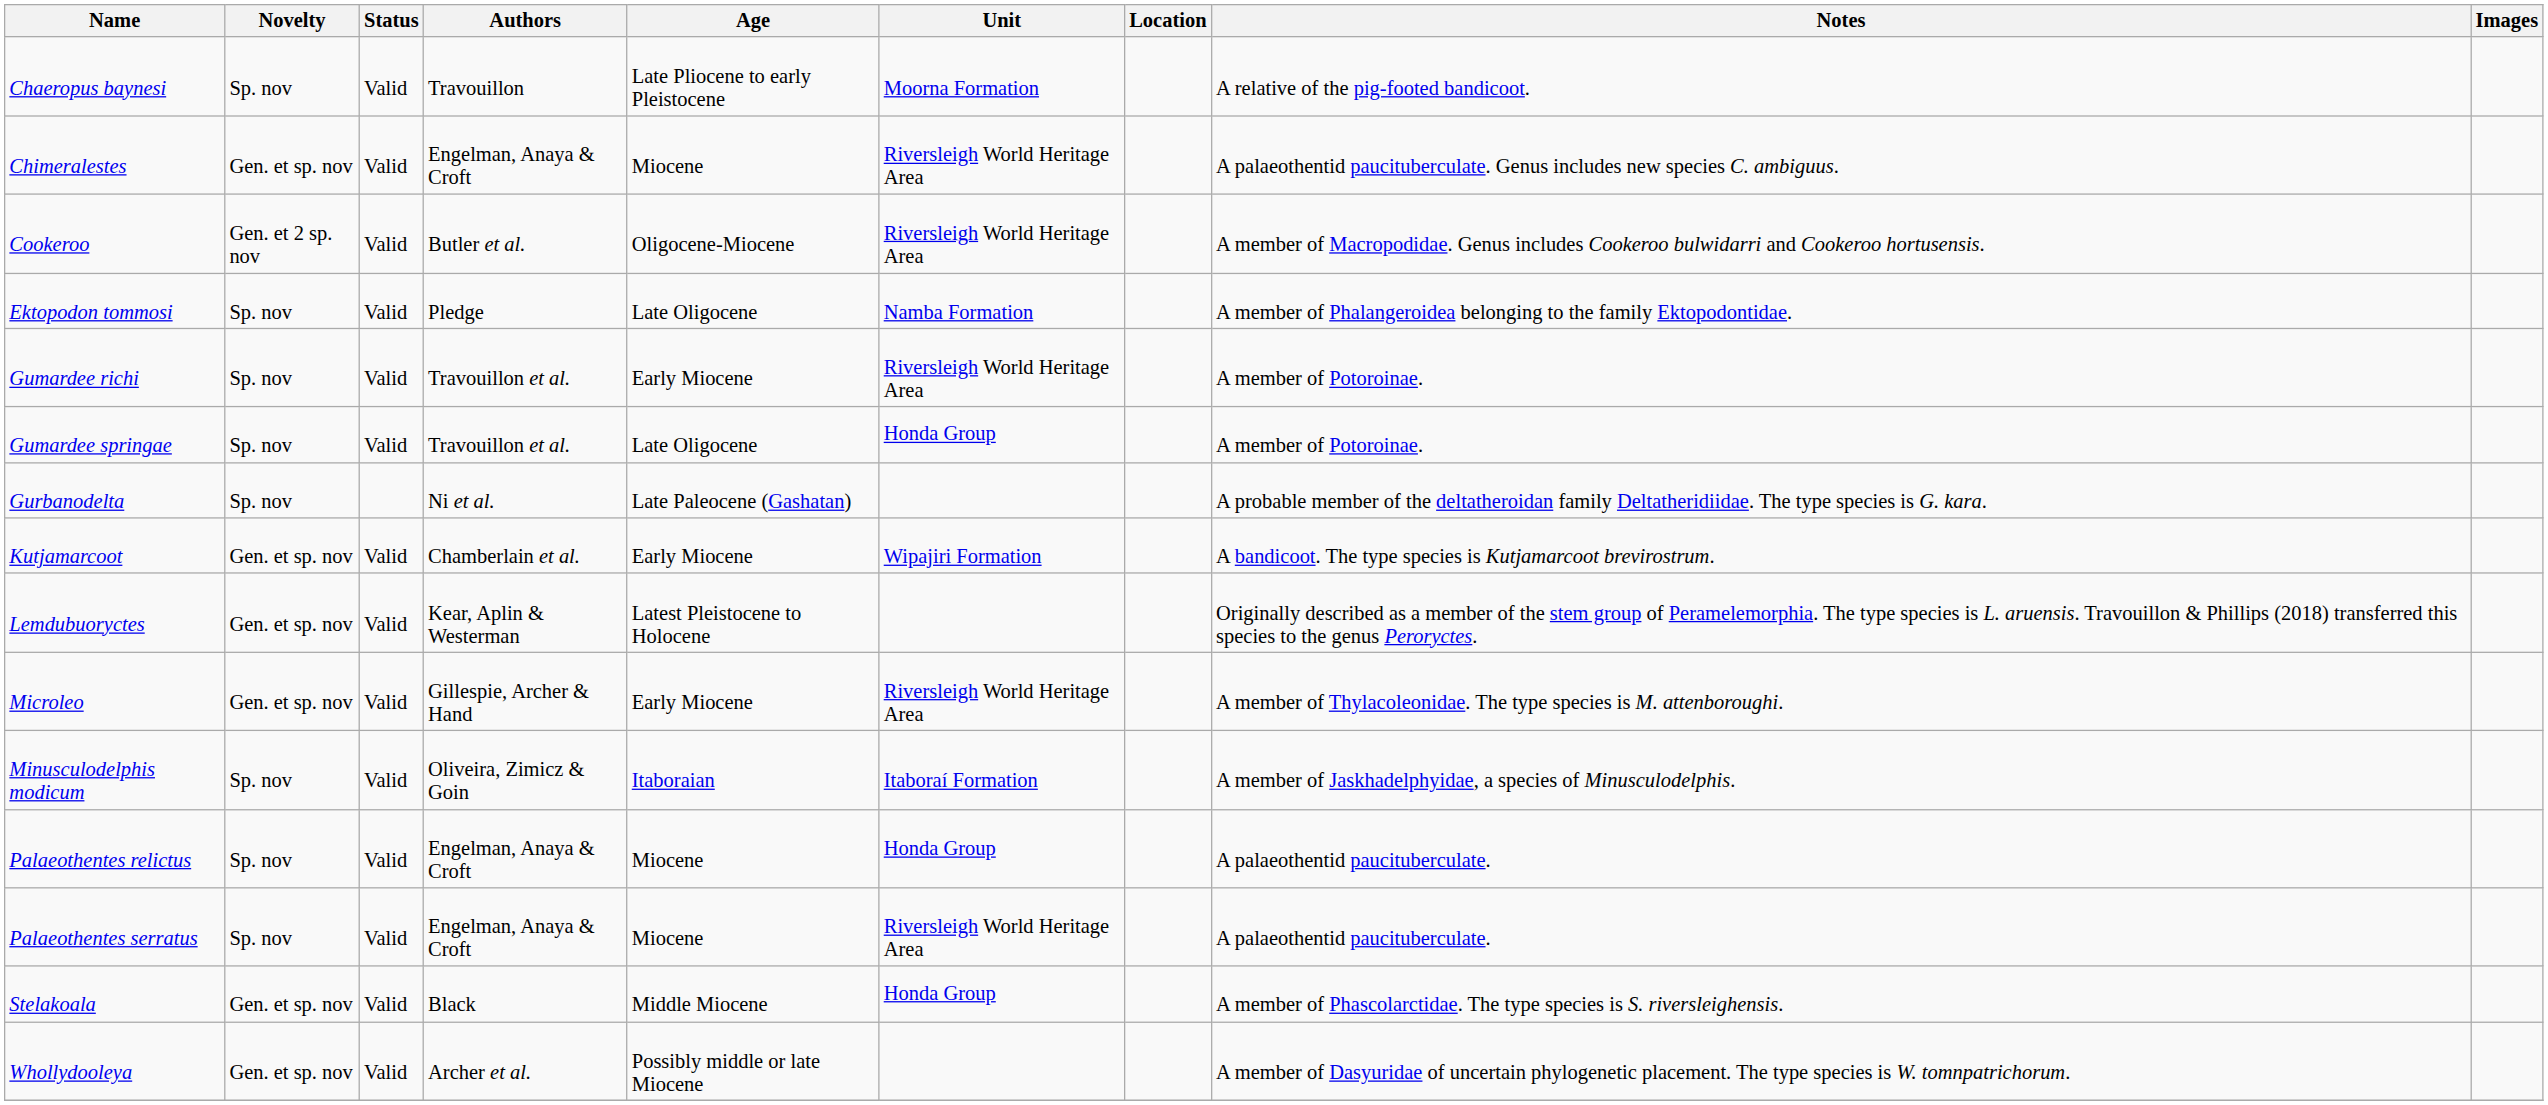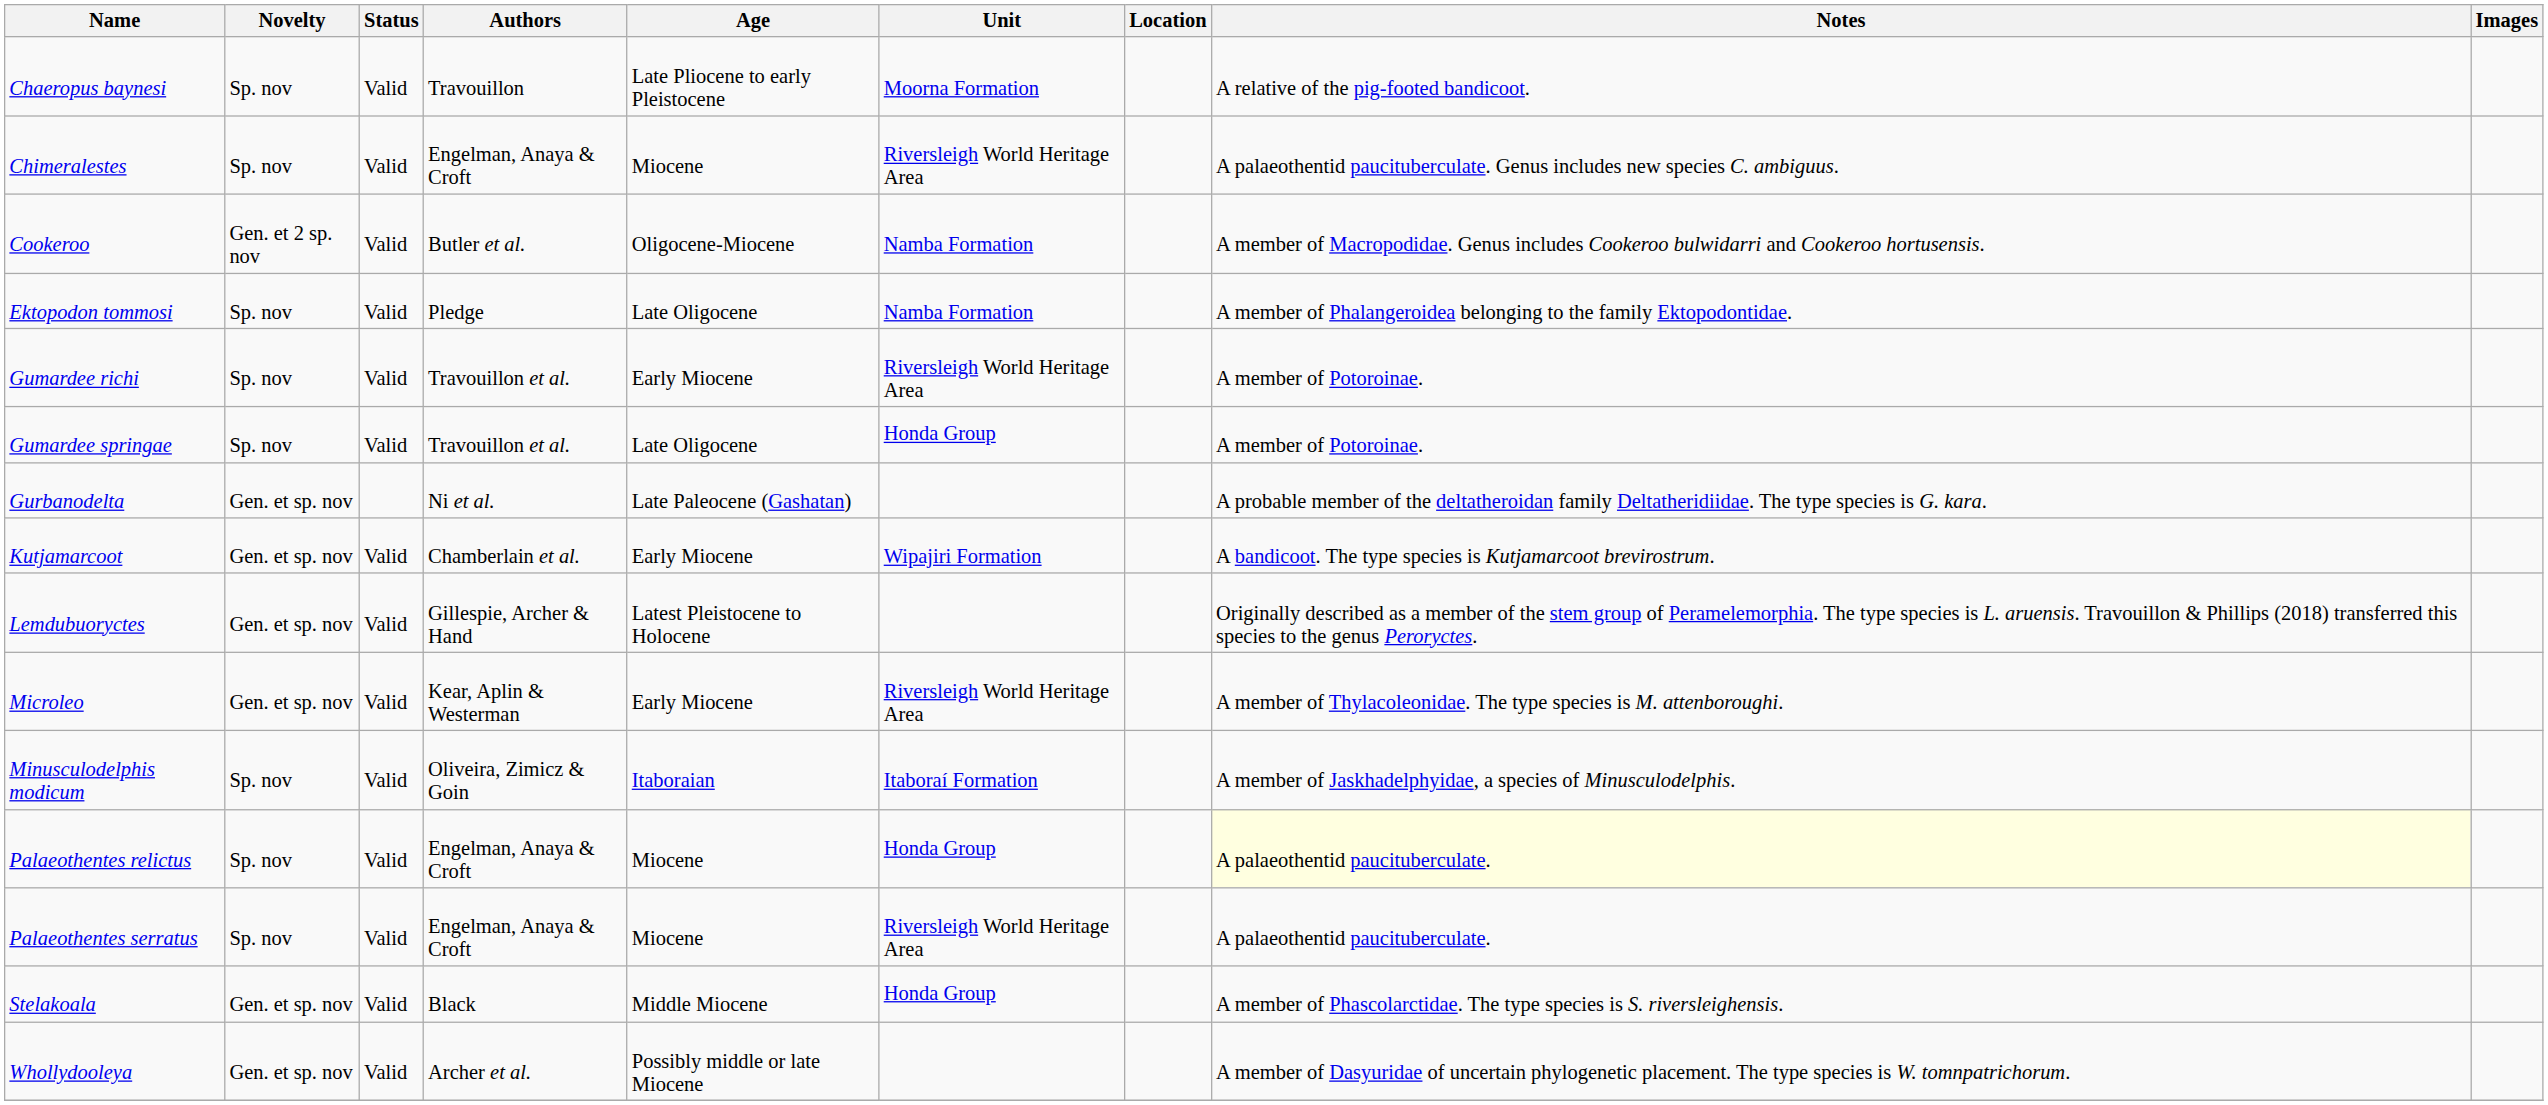(291, 166) Gen. et sp. nov -> (261, 166) Sp. nov
(996, 244) Riversleigh World Heritage Area -> (959, 244) Namba Formation
(261, 501) Sp. nov -> (291, 501) Gen. et sp. nov
(486, 624) Kear, Aplin & Westerman -> (509, 624) Gillespie, Archer & Hand
(509, 702) Gillespie, Archer & Hand -> (486, 702) Kear, Aplin & Westerman
(1353, 859) no background -> (1353, 859) lightyellow background
